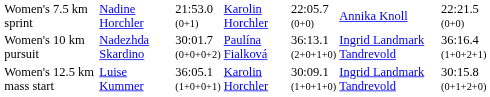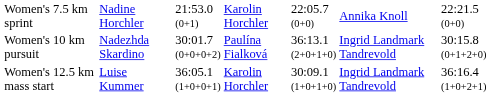(464, 47) 36:16.4 (1+0+2+1) -> (464, 47) 30:15.8 (0+1+2+0)
(464, 78) 30:15.8 (0+1+2+0) -> (464, 78) 36:16.4 (1+0+2+1)
